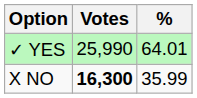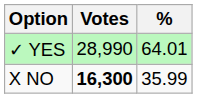(105, 48) 25,990 -> (105, 48) 28,990
